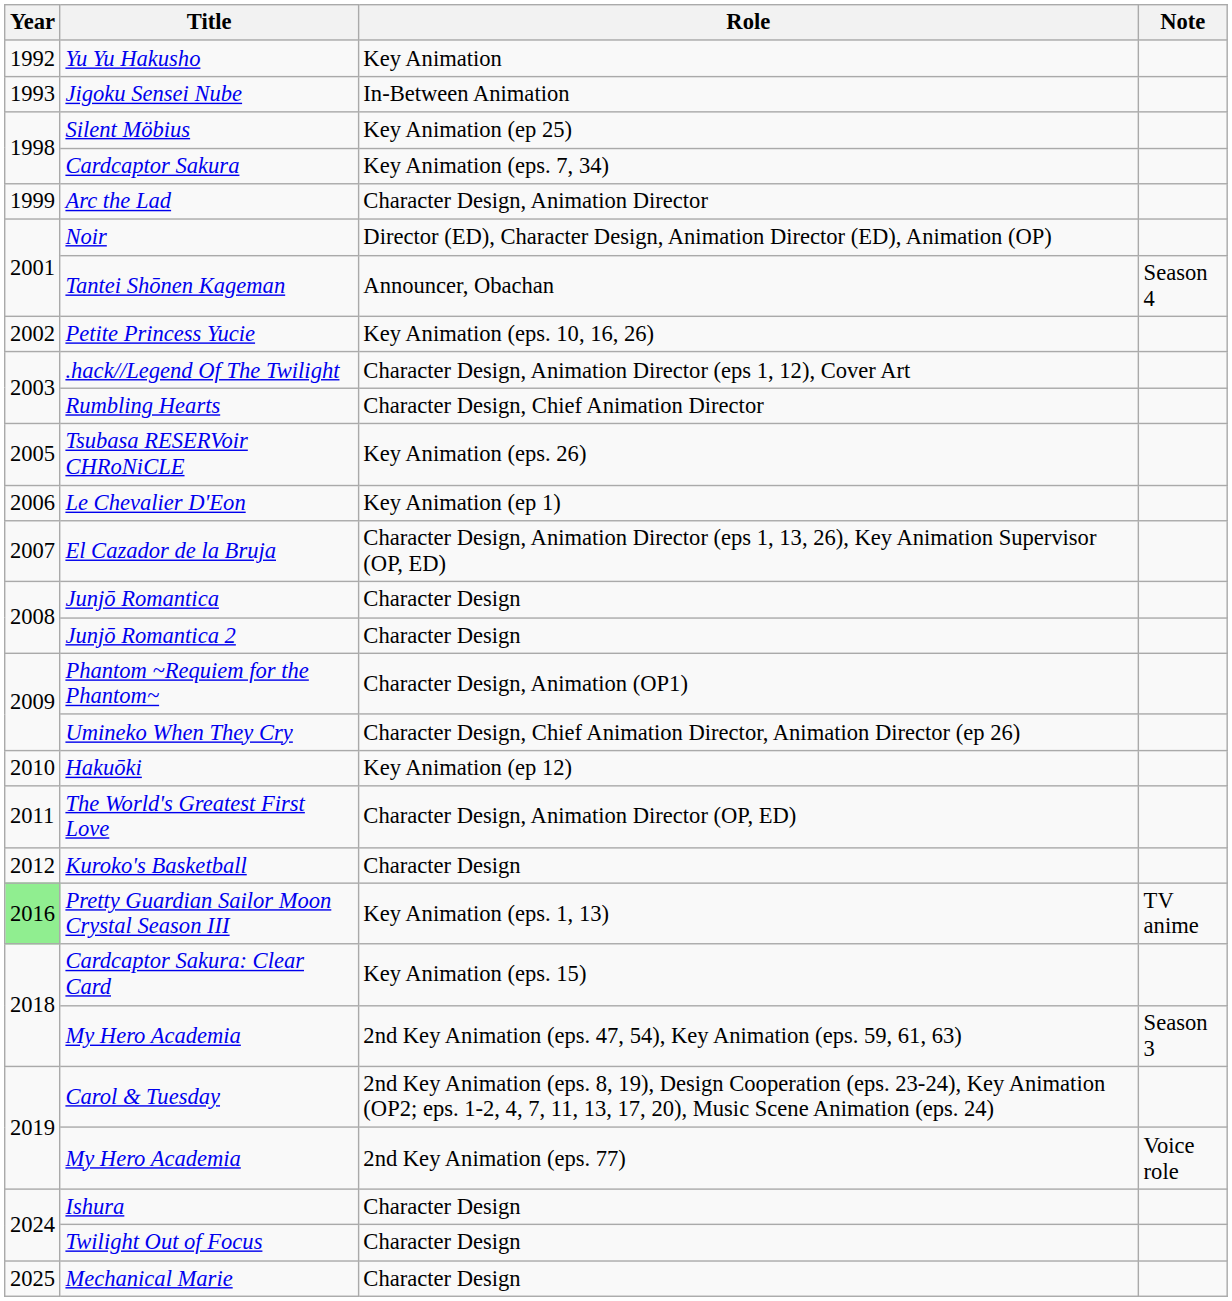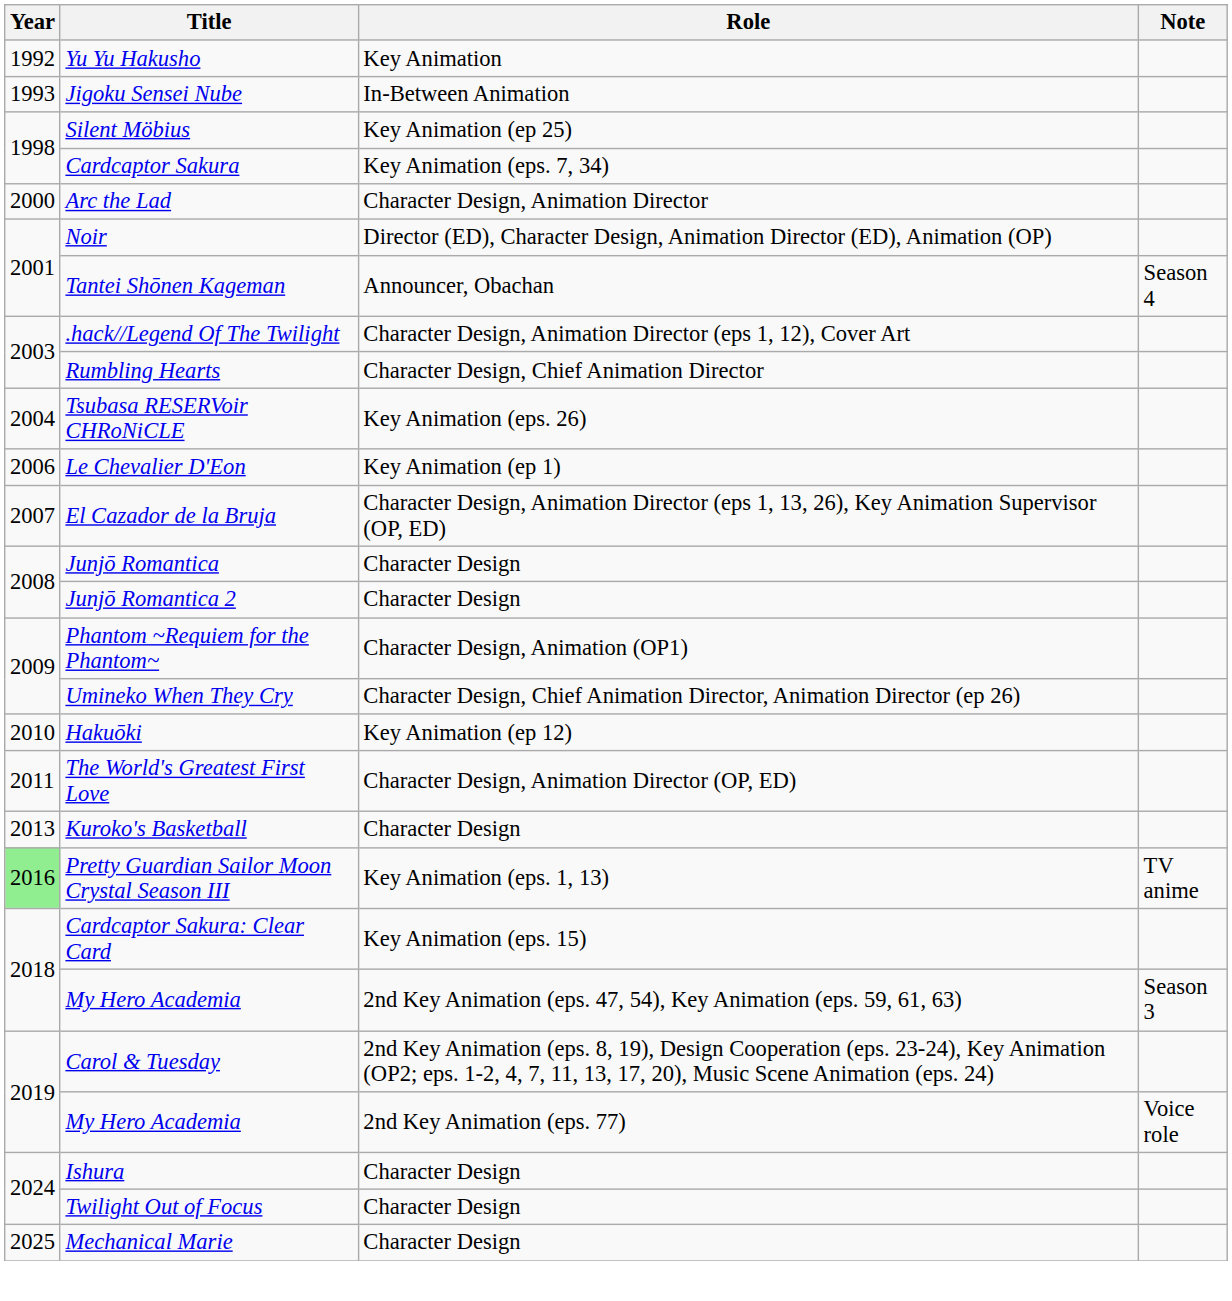(32, 201) 1999 -> (32, 201) 2000
- row: (160, 333)
(32, 454) 2005 -> (32, 418) 2004
(32, 864) 2012 -> (32, 829) 2013
